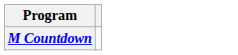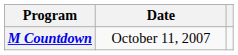+ column: (161, 15)
